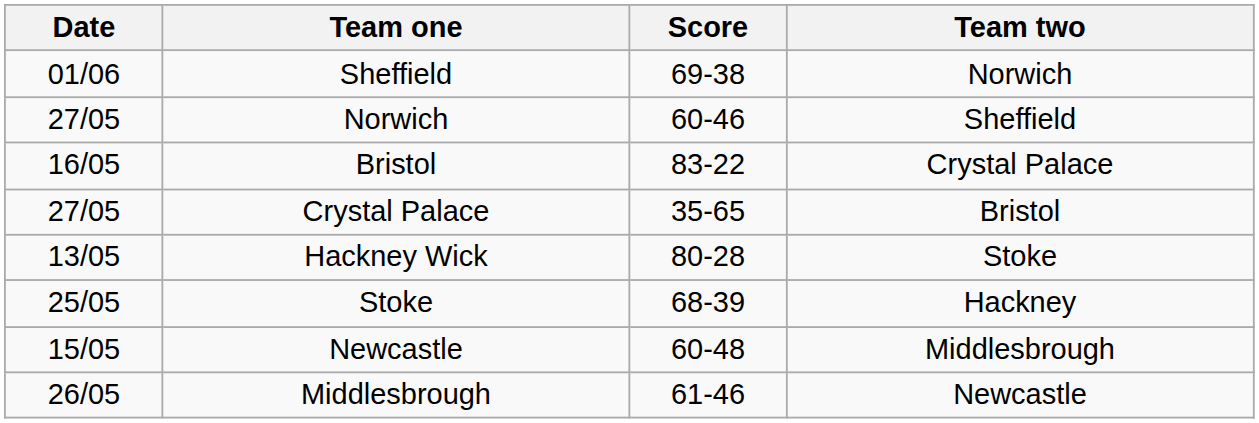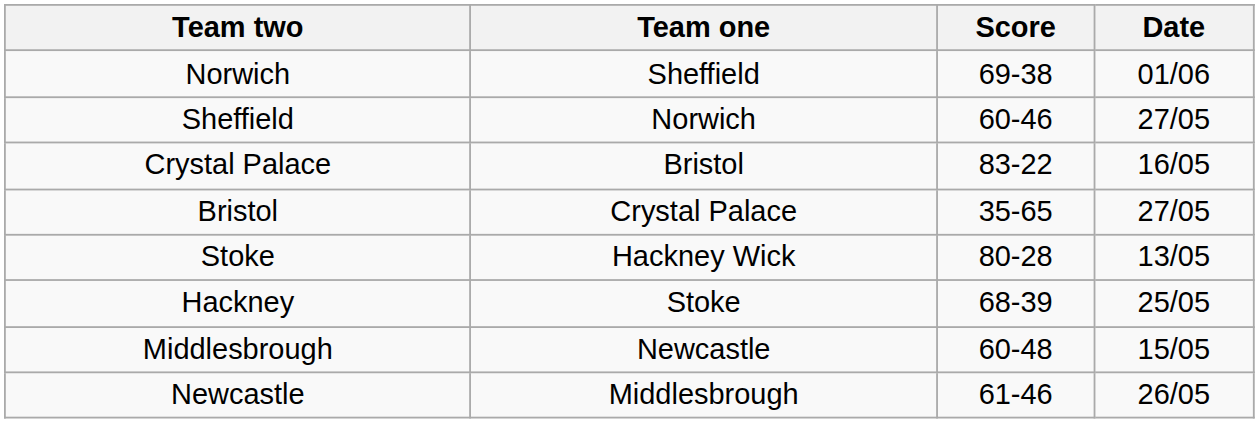columns swapped: (84, 27) <-> (1020, 27)
